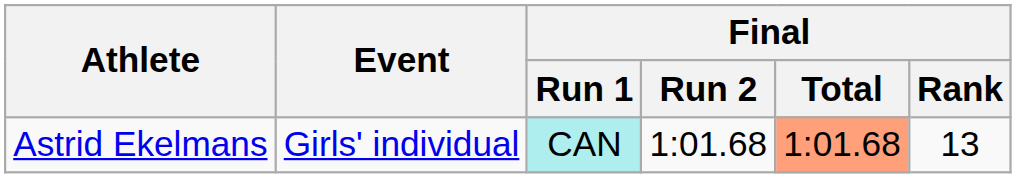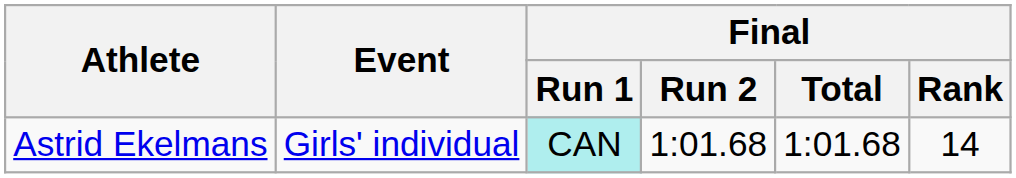(842, 144) lightsalmon background -> (842, 144) no background
(960, 144) 13 -> (960, 144) 14
